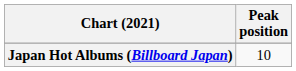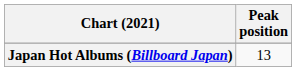(264, 54) 10 -> (264, 54) 13
